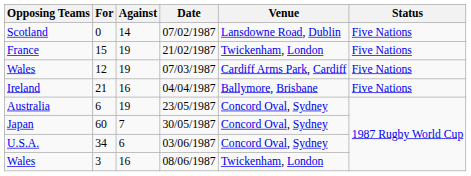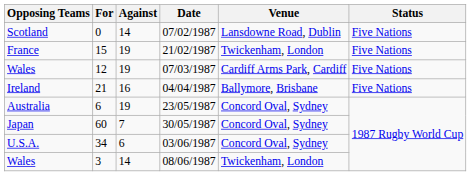(125, 161) 16 -> (125, 161) 14
